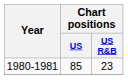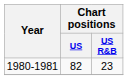(76, 66) 85 -> (76, 66) 82
